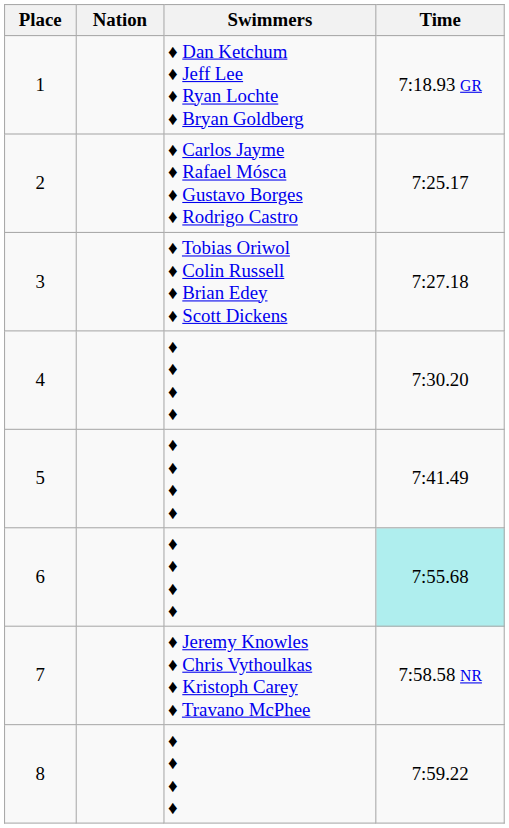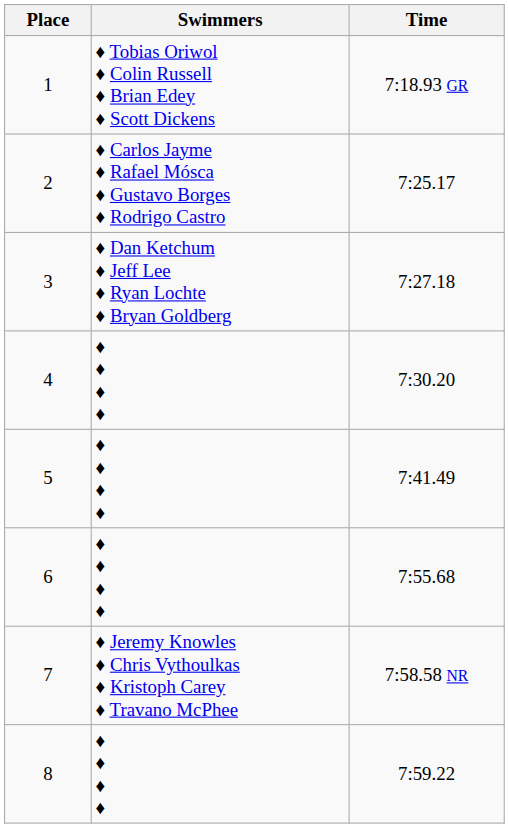- column: (120, 19)
(236, 84) ♦ Dan Ketchum ♦ Jeff Lee ♦ Ryan Lochte ♦ Bryan Goldberg -> (157, 84) ♦ Tobias Oriwol ♦ Colin Russell ♦ Brian Edey ♦ Scott Dickens
(229, 281) ♦ Tobias Oriwol ♦ Colin Russell ♦ Brian Edey ♦ Scott Dickens -> (163, 281) ♦ Dan Ketchum ♦ Jeff Lee ♦ Ryan Lochte ♦ Bryan Goldberg
(440, 576) paleturquoise background -> (427, 576) no background
